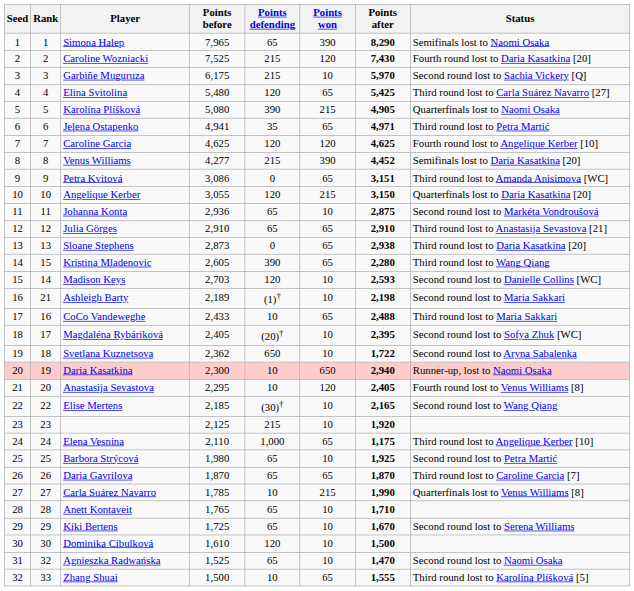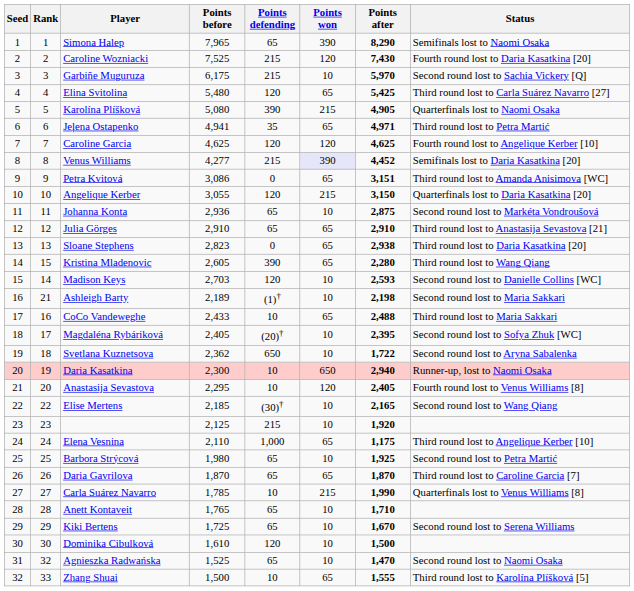(328, 161) no background -> (328, 161) lavender background
(217, 246) 2,873 -> (217, 246) 2,823
